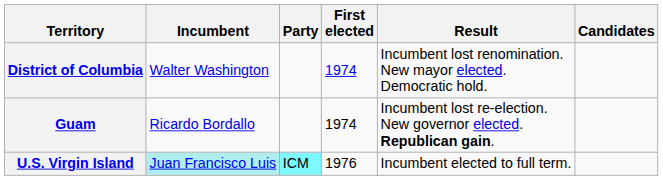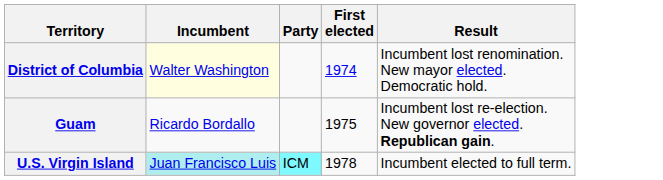- column: (616, 31)
(209, 70) no background -> (209, 70) lightyellow background
(341, 125) 1974 -> (341, 125) 1975
(341, 163) 1976 -> (341, 163) 1978
